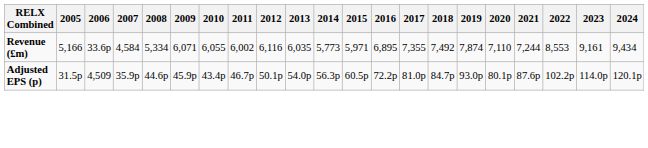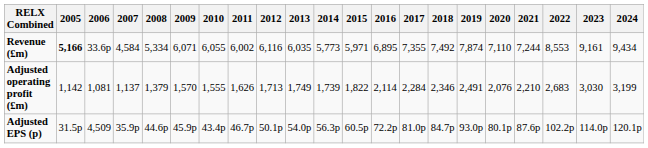(70, 47) normal -> (70, 47) bold
+ row: (28, 87)
